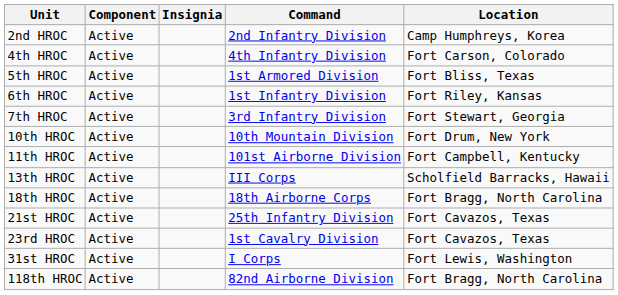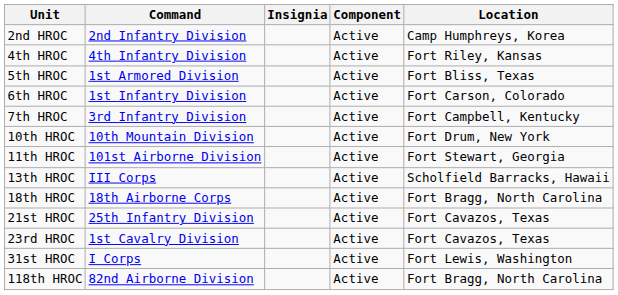columns swapped: (122, 15) <-> (315, 15)
(486, 55) Fort Carson, Colorado -> (475, 55) Fort Riley, Kansas
(475, 96) Fort Riley, Kansas -> (486, 96) Fort Carson, Colorado
(486, 116) Fort Stewart, Georgia -> (493, 116) Fort Campbell, Kentucky
(493, 157) Fort Campbell, Kentucky -> (486, 157) Fort Stewart, Georgia
